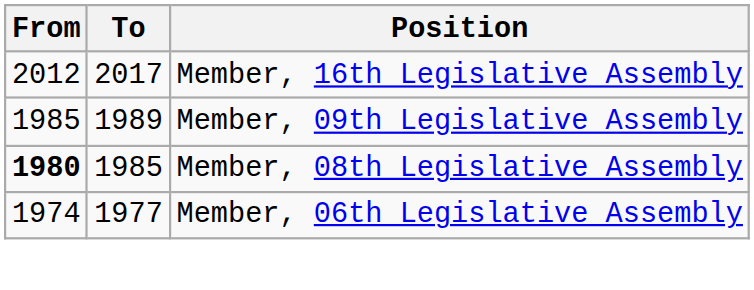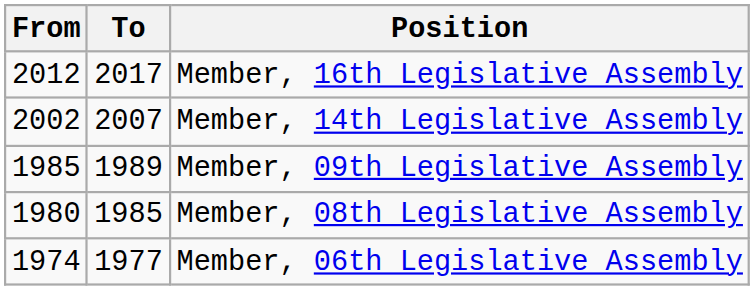+ row: (460, 122)
(46, 168) bold -> (46, 215) normal
